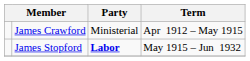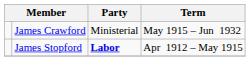(193, 30) Apr 1912 – May 1915 -> (192, 30) May 1915 – Jun 1932
(192, 47) May 1915 – Jun 1932 -> (193, 47) Apr 1912 – May 1915
